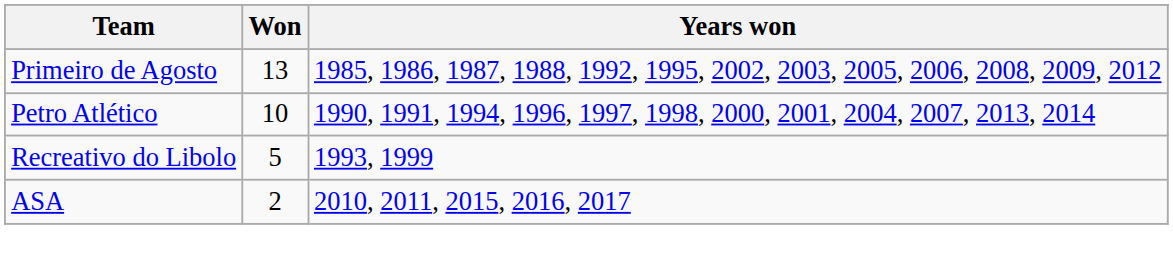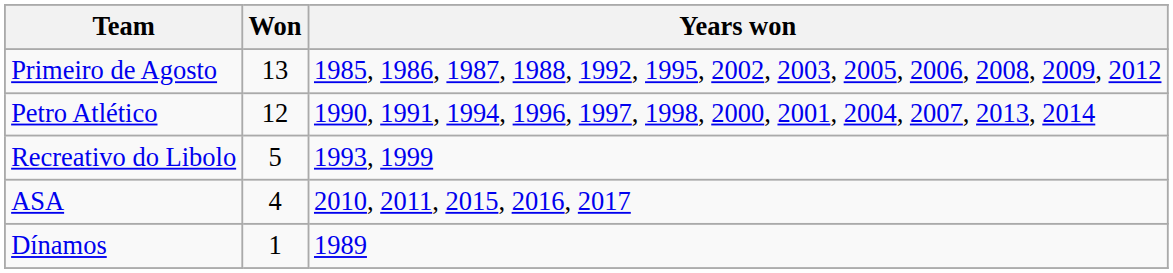(275, 114) 10 -> (275, 114) 12
(275, 201) 2 -> (275, 201) 4
+ row: (59, 245)
